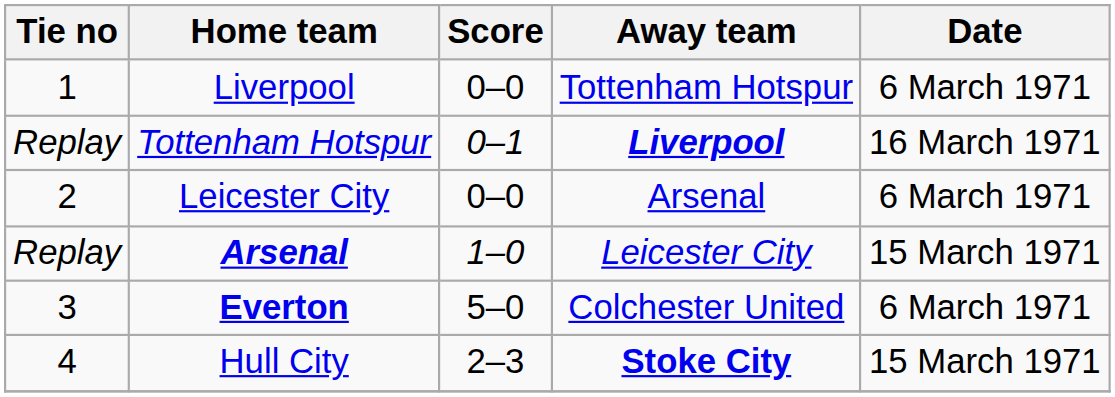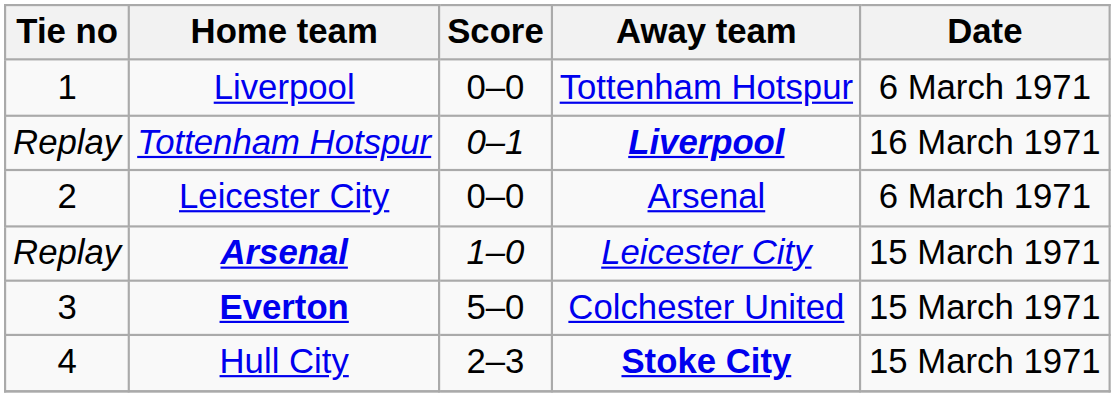(985, 307) 6 March 1971 -> (985, 307) 15 March 1971
